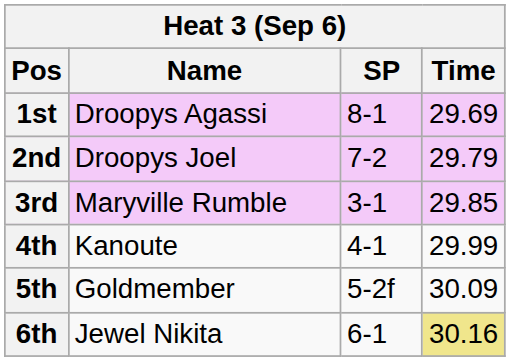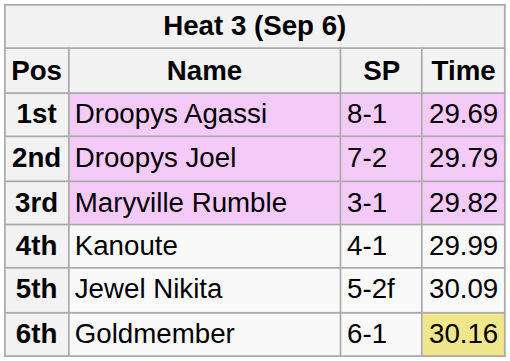(464, 202) 29.85 -> (464, 202) 29.82
(155, 289) Goldmember -> (149, 289) Jewel Nikita
(149, 333) Jewel Nikita -> (155, 333) Goldmember
